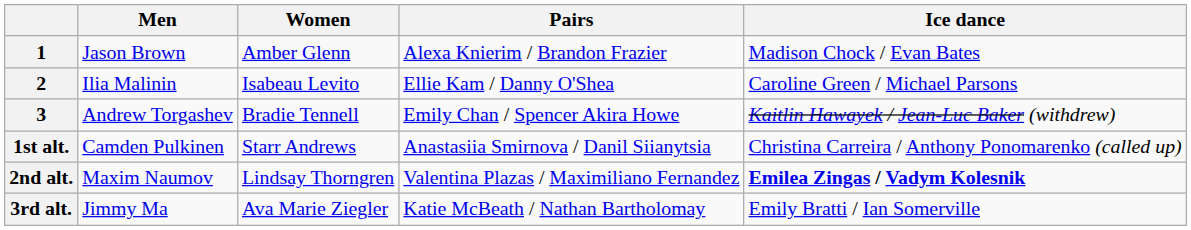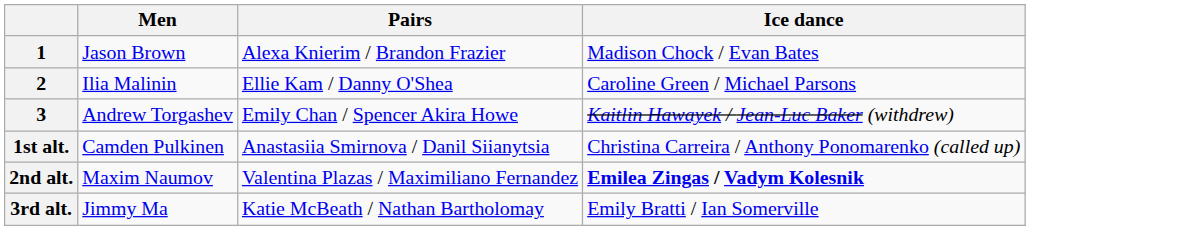- column: (318, 20)
